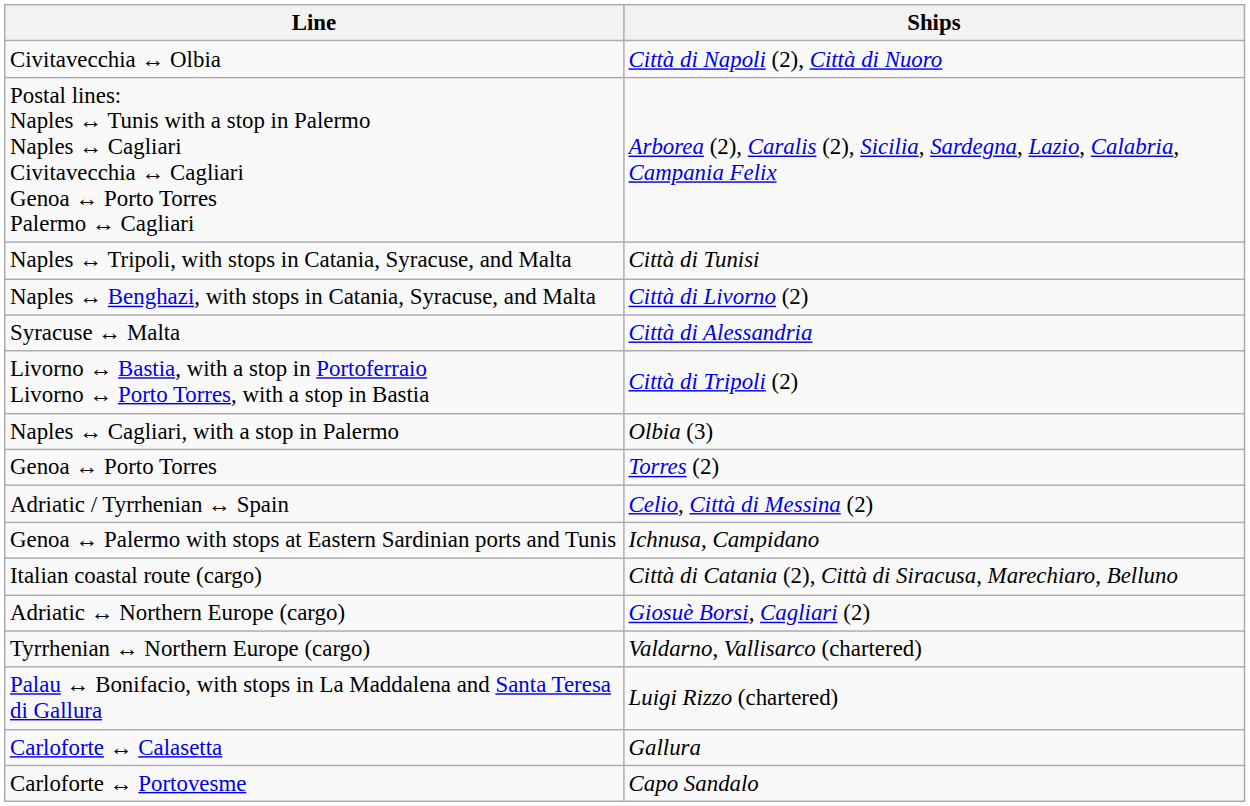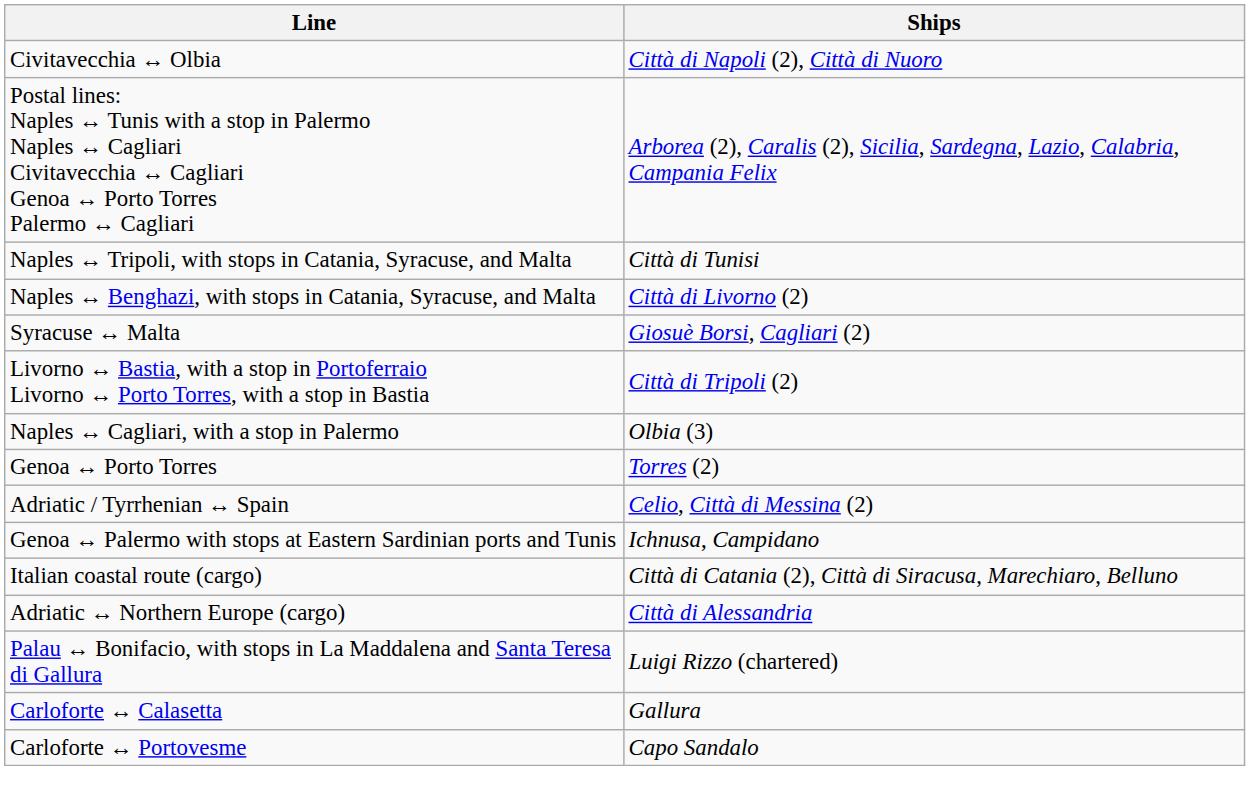(720, 332) Città di Alessandria -> (749, 332) Giosuè Borsi, Cagliari (2)
(749, 612) Giosuè Borsi, Cagliari (2) -> (720, 612) Città di Alessandria
- row: (190, 648)
